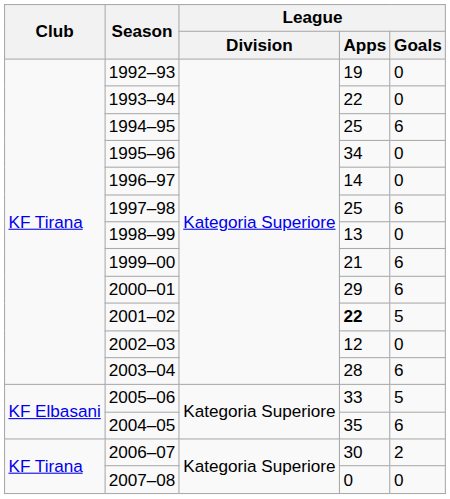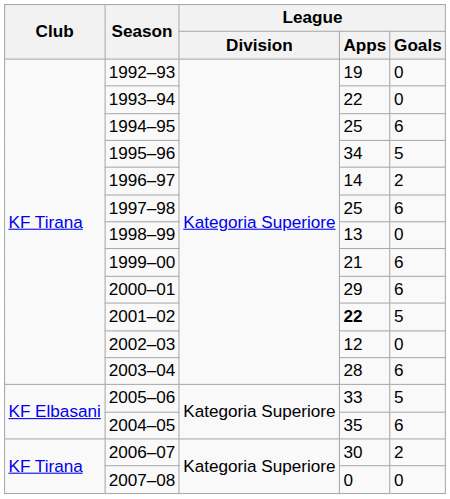(399, 153) 0 -> (399, 153) 5
(399, 180) 0 -> (399, 180) 2
